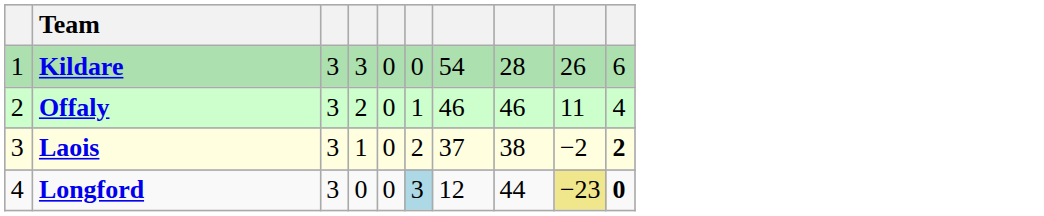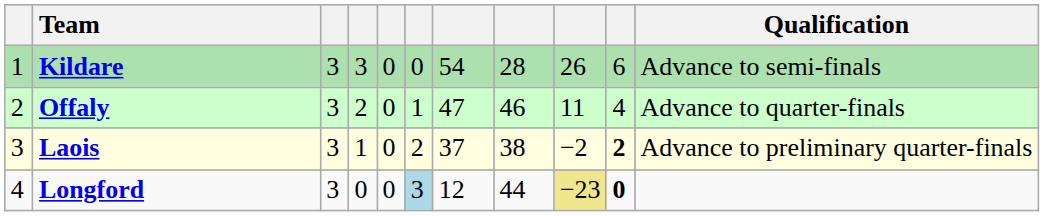+ column: (836, 25)
(452, 107) 46 -> (452, 107) 47
